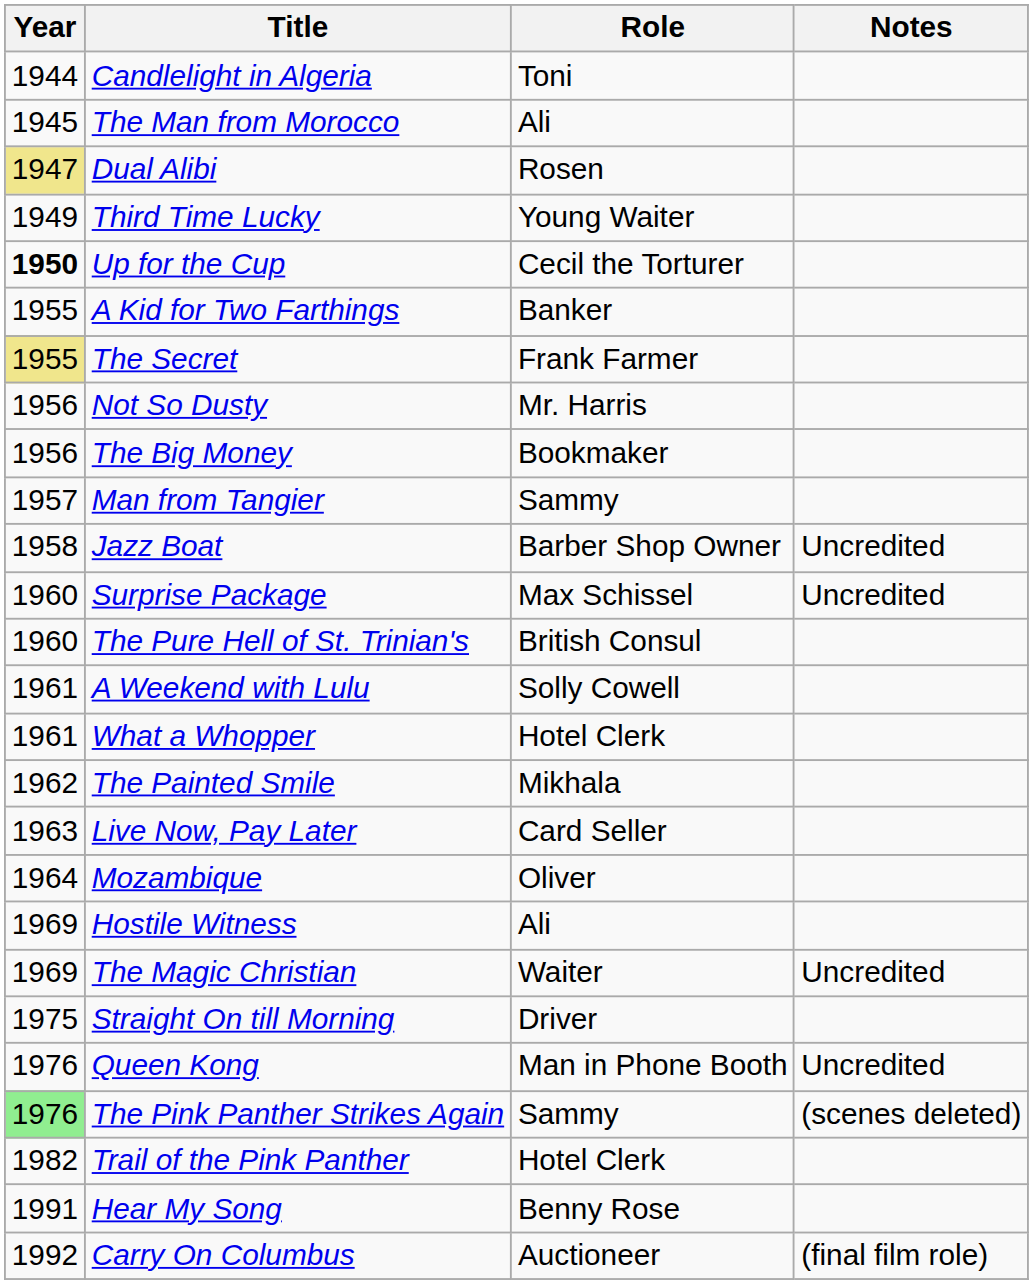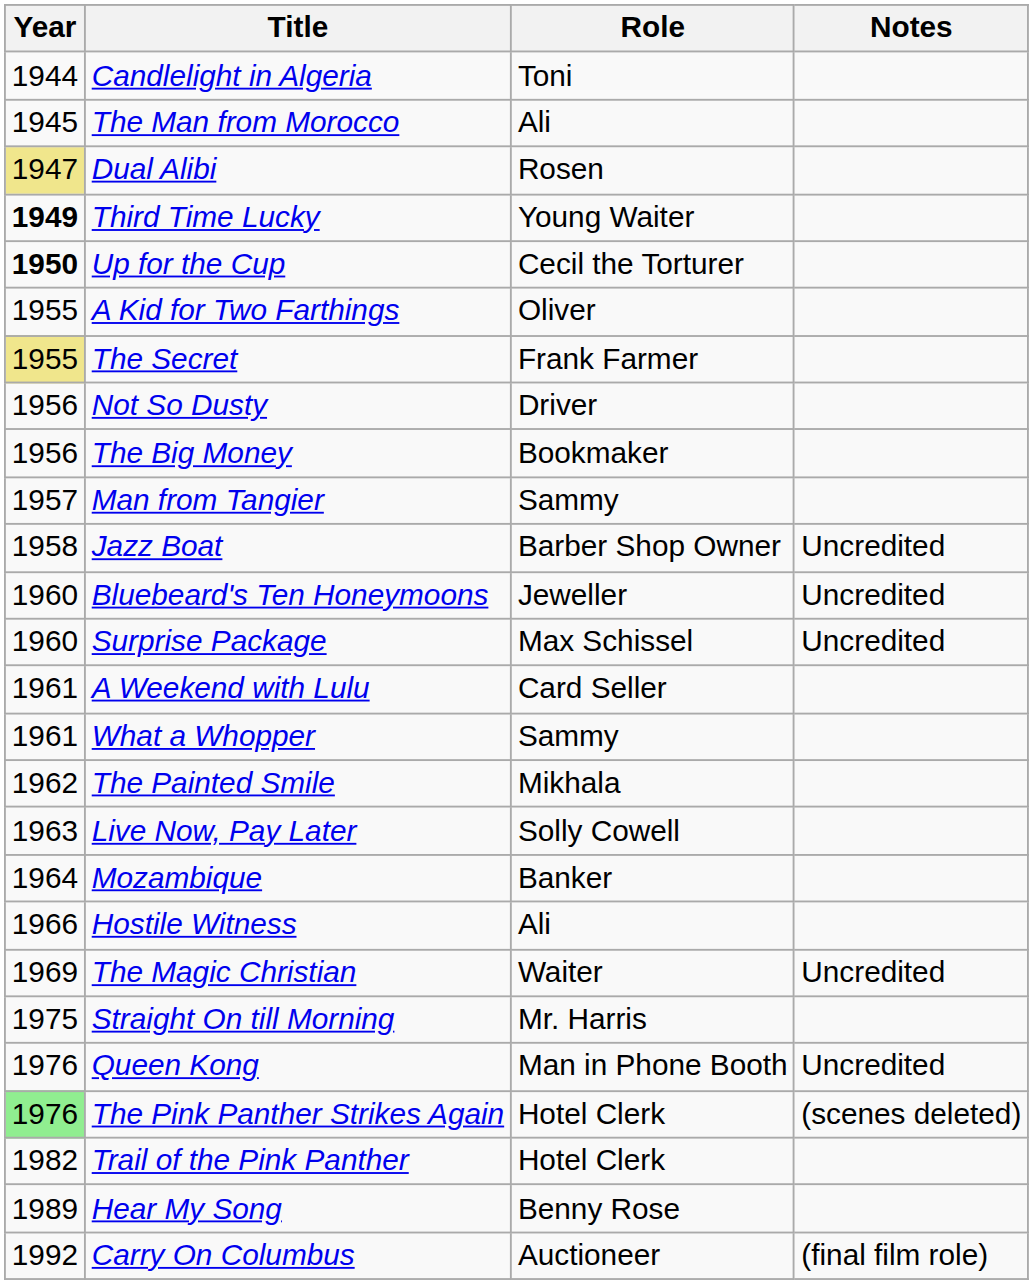(45, 216) normal -> (45, 216) bold
(565, 311) Banker -> (557, 311) Oliver
(582, 405) Mr. Harris -> (558, 405) Driver
+ row: (290, 594)
- row: (280, 641)
(599, 688) Solly Cowell -> (592, 688) Card Seller
(591, 736) Hotel Clerk -> (568, 736) Sammy
(592, 830) Card Seller -> (599, 830) Solly Cowell
(557, 877) Oliver -> (565, 877) Banker
(45, 924) 1969 -> (45, 924) 1966
(558, 1019) Driver -> (582, 1019) Mr. Harris
(568, 1113) Sammy -> (591, 1113) Hotel Clerk
(45, 1208) 1991 -> (45, 1208) 1989
